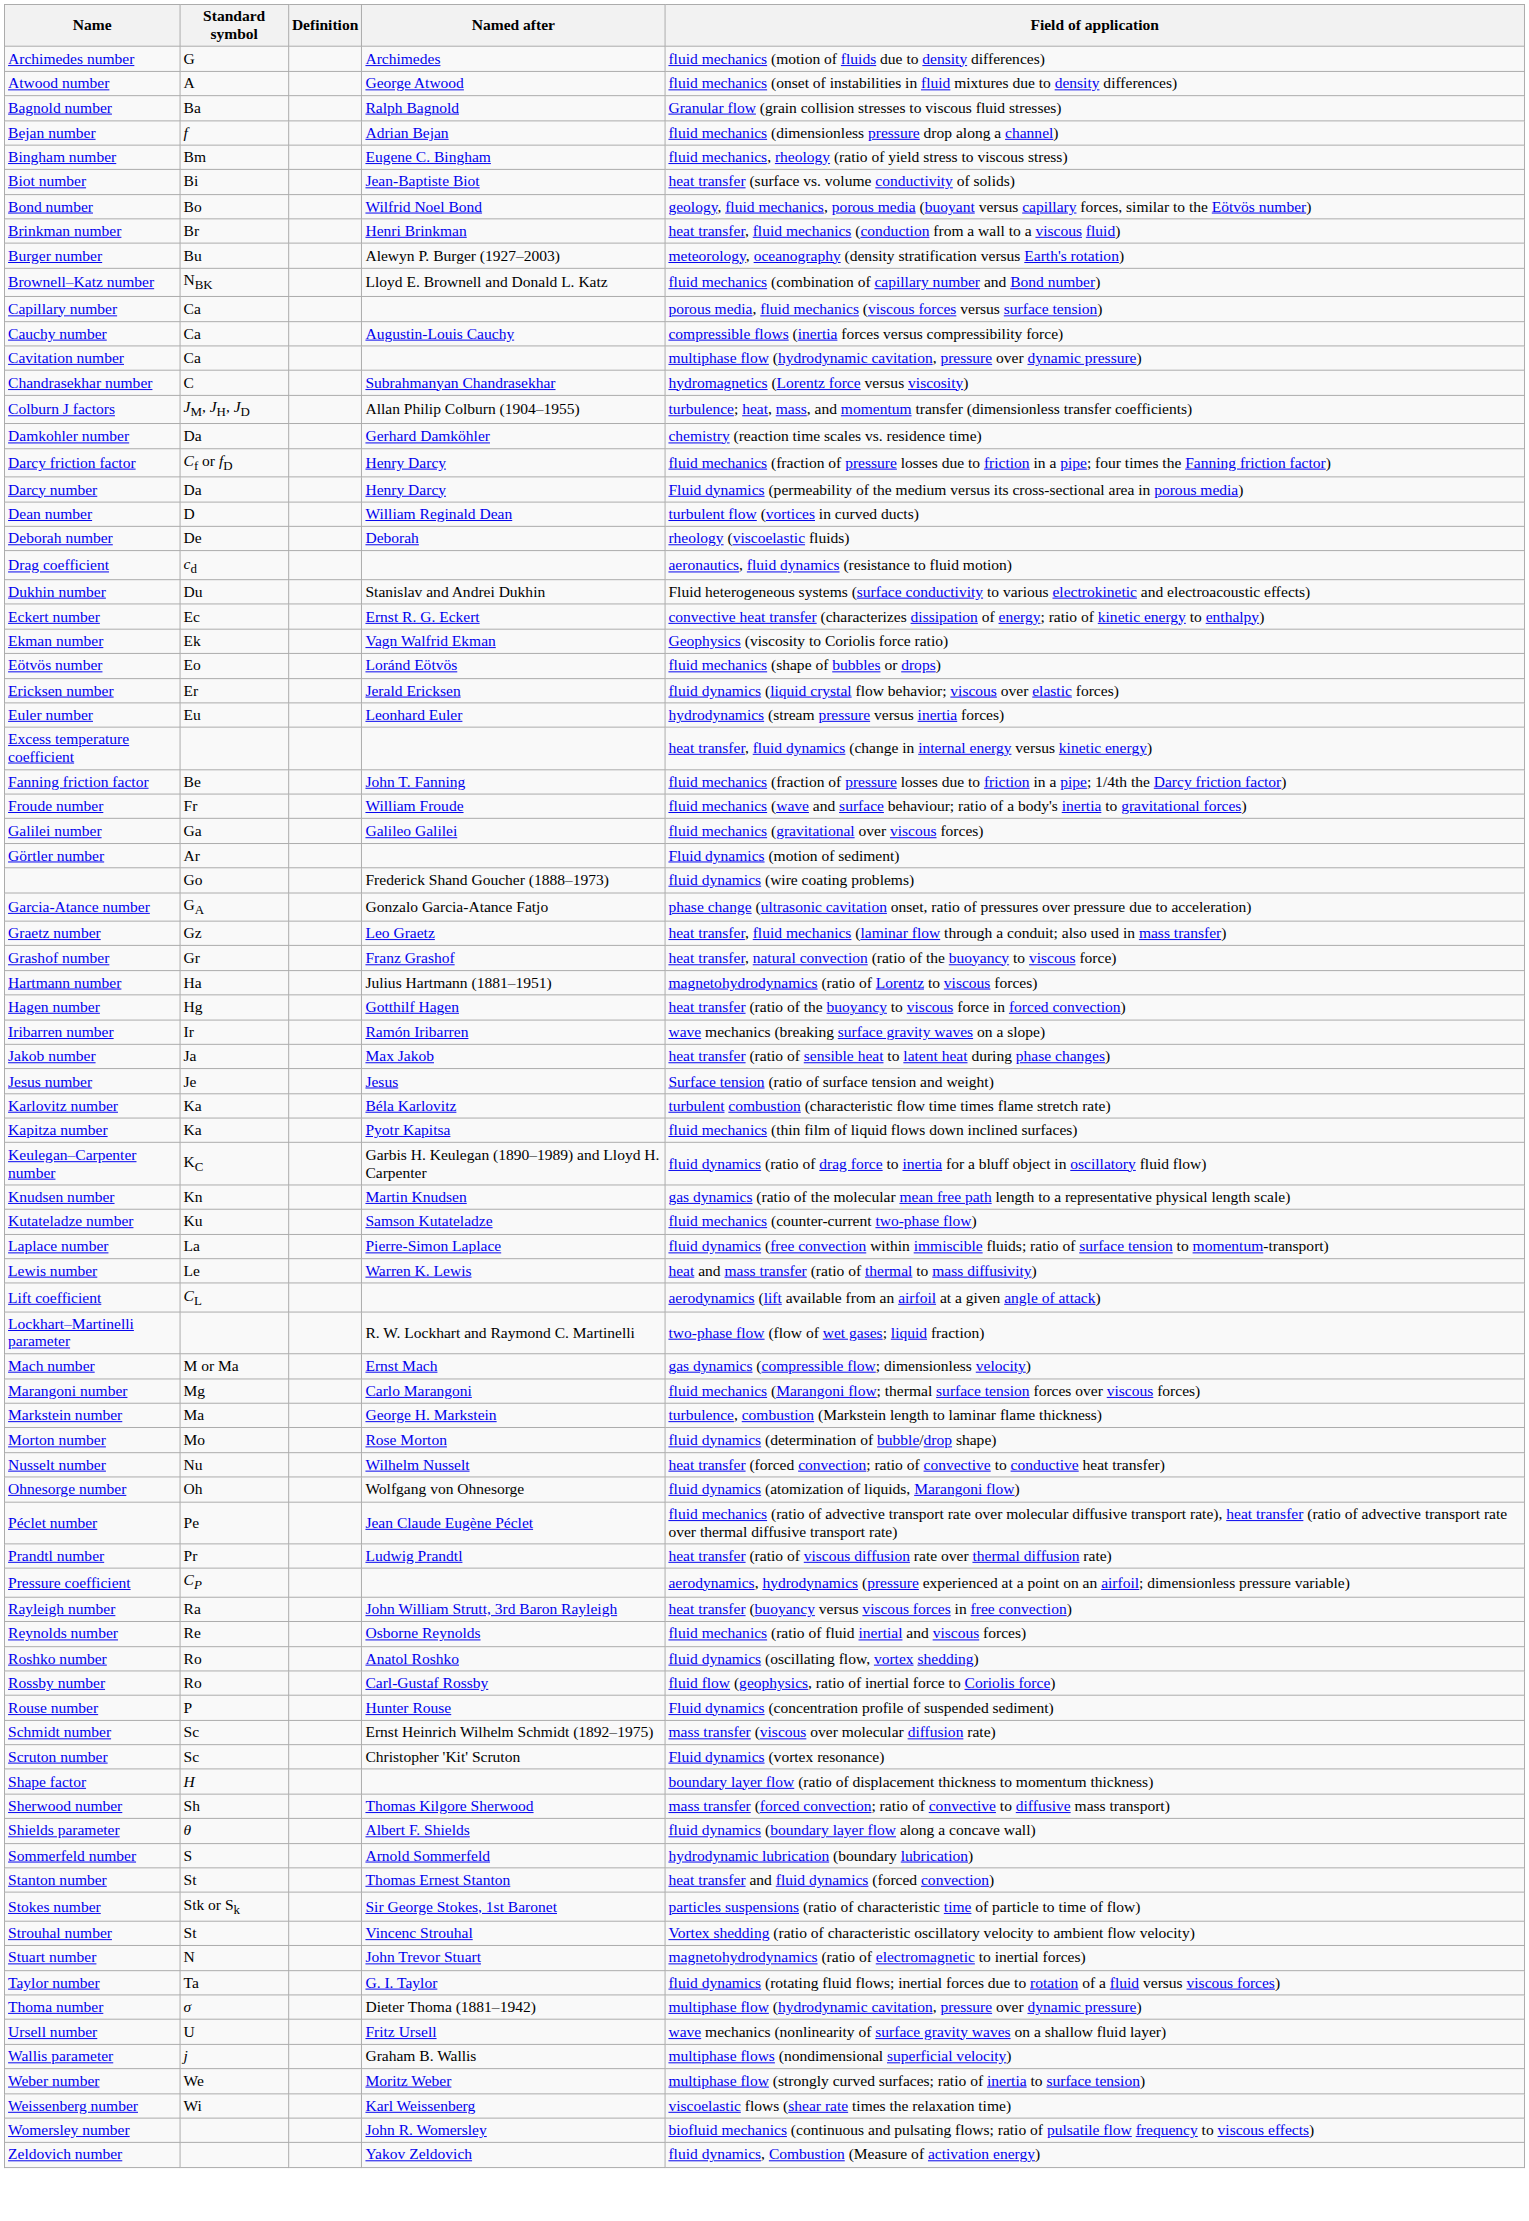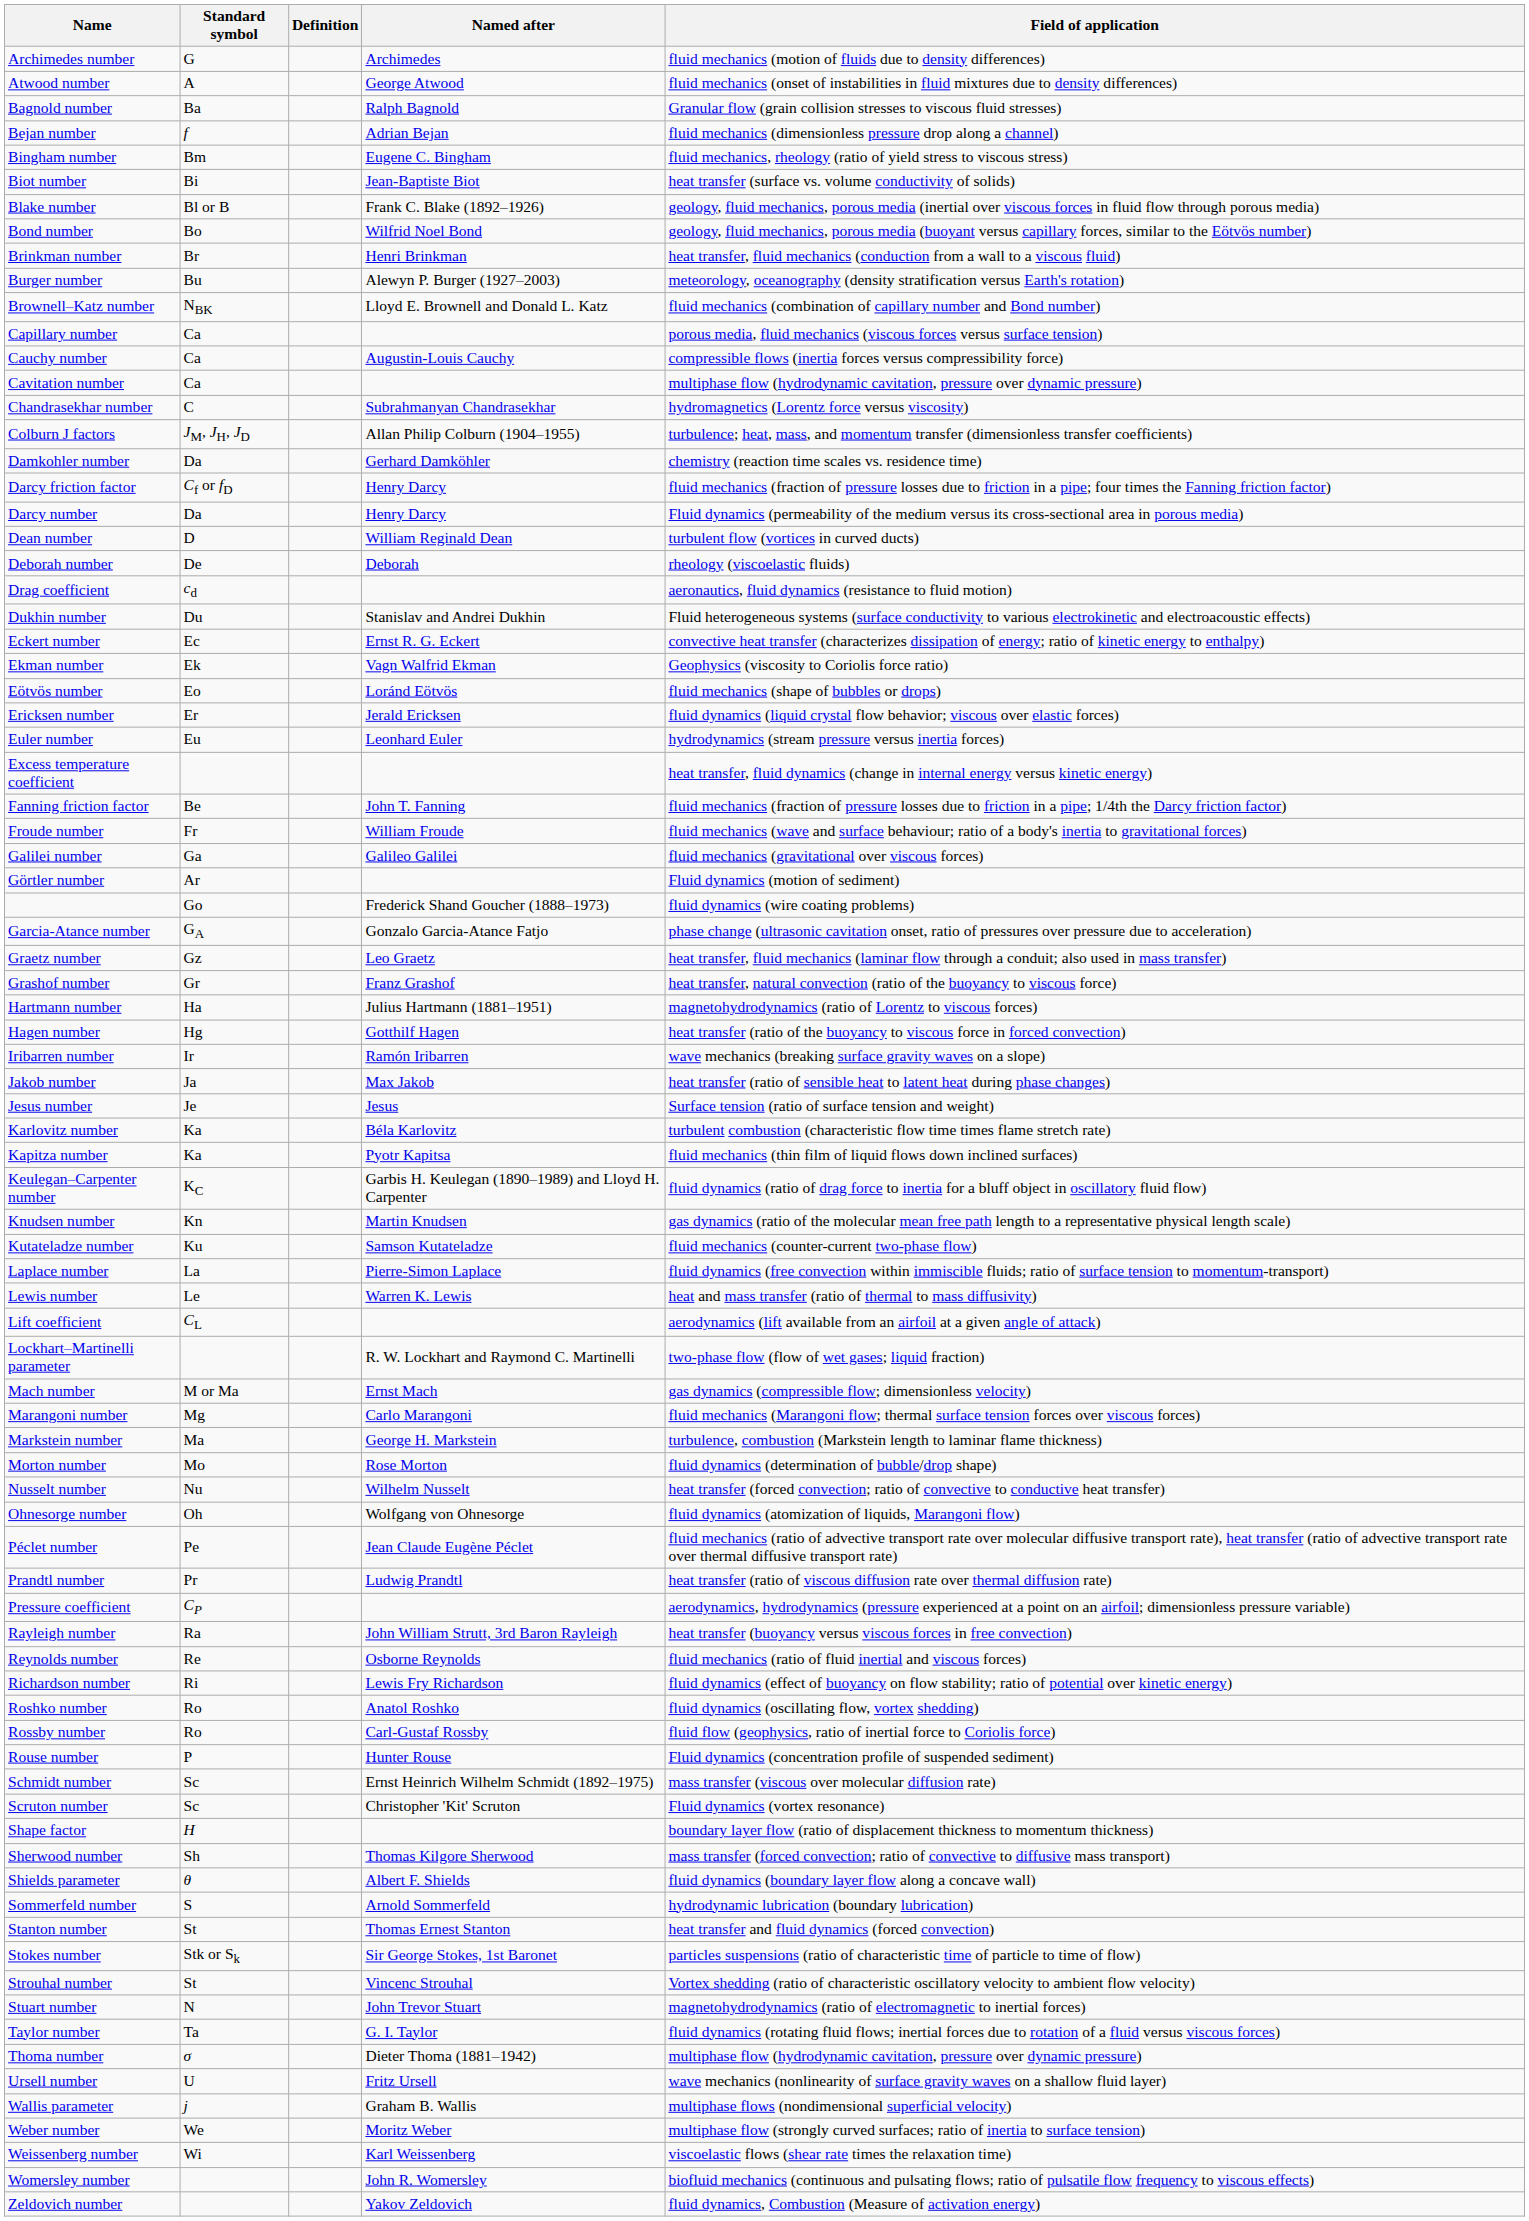+ row: (52, 206)
+ row: (69, 1683)
